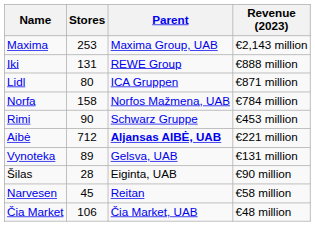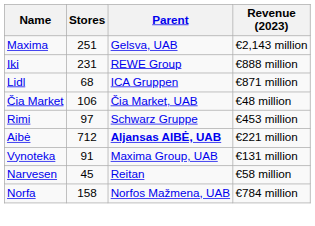(87, 45) 253 -> (87, 45) 251
(164, 45) Maxima Group, UAB -> (144, 45) Gelsva, UAB
(87, 63) 131 -> (87, 63) 231
(87, 82) 80 -> (87, 82) 68
rows swapped: (21, 100) <-> (35, 212)
(87, 119) 90 -> (87, 119) 97
(87, 156) 89 -> (87, 156) 91
(144, 156) Gelsva, UAB -> (164, 156) Maxima Group, UAB
- row: (20, 175)
